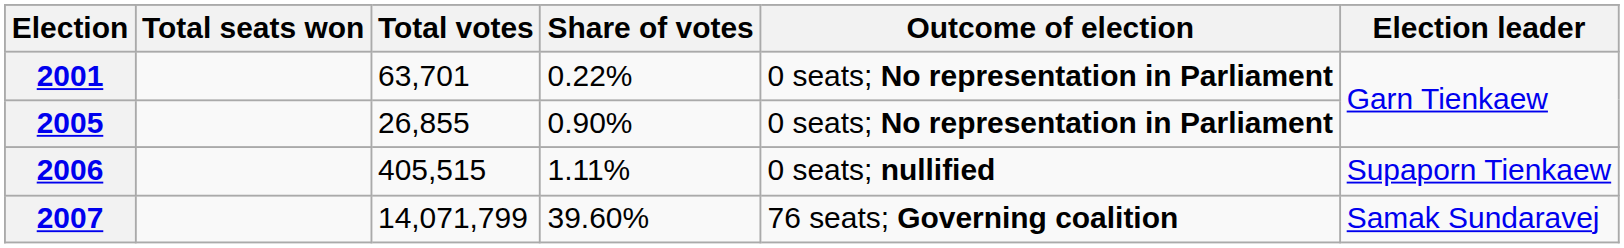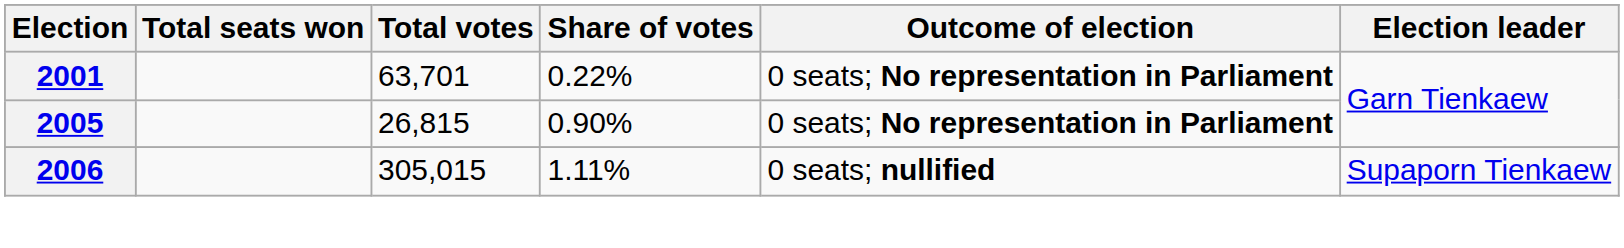(424, 123) 26,855 -> (424, 123) 26,815
(432, 170) 405,515 -> (432, 170) 305,015
- row: (70, 218)
